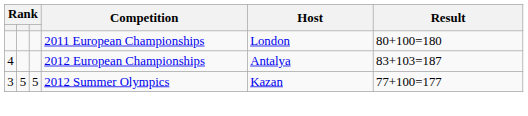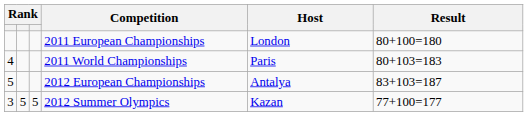+ row: (116, 61)
(11, 61) 4 -> (11, 81) 5
